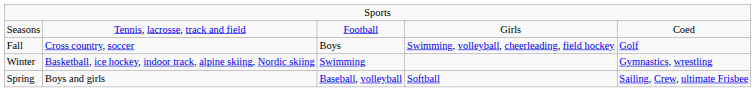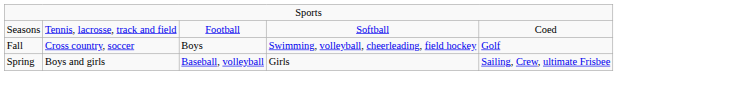(511, 29) Girls -> (373, 29) Softball
- row: (21, 62)
(423, 78) Softball -> (279, 62) Girls
